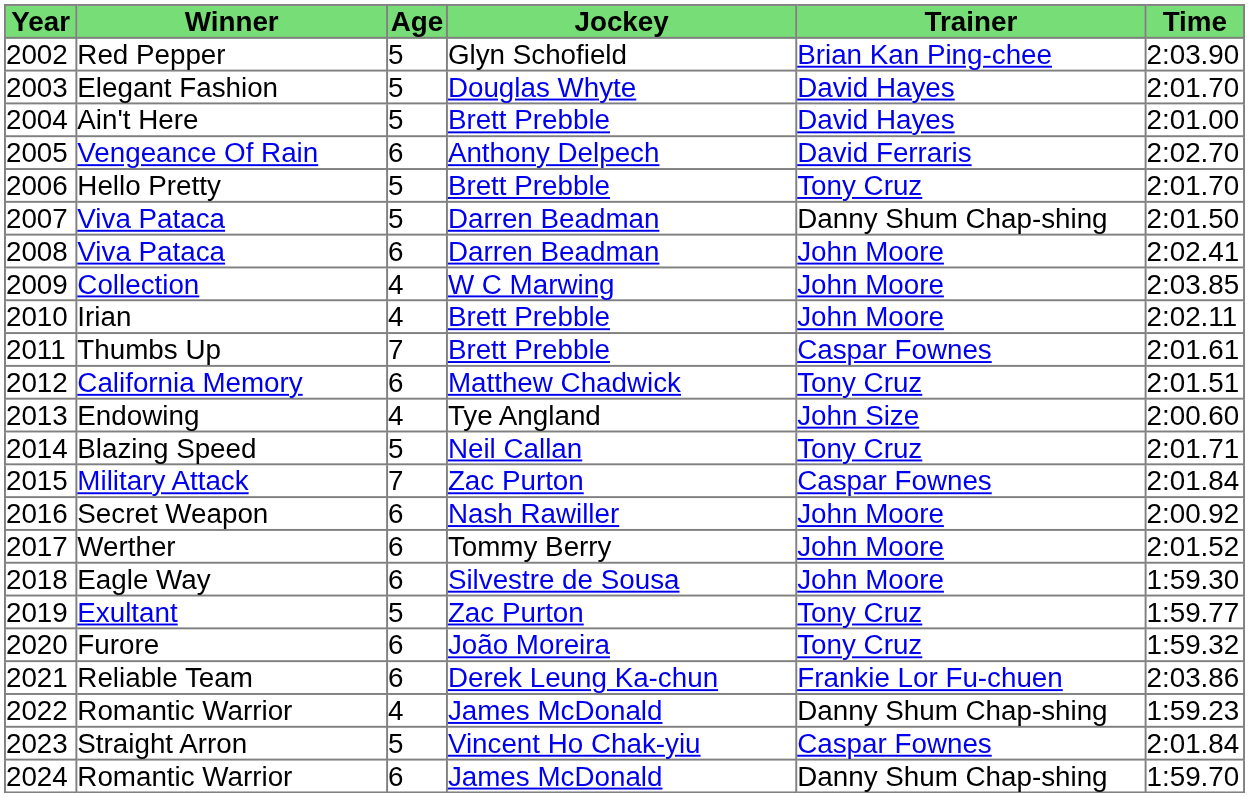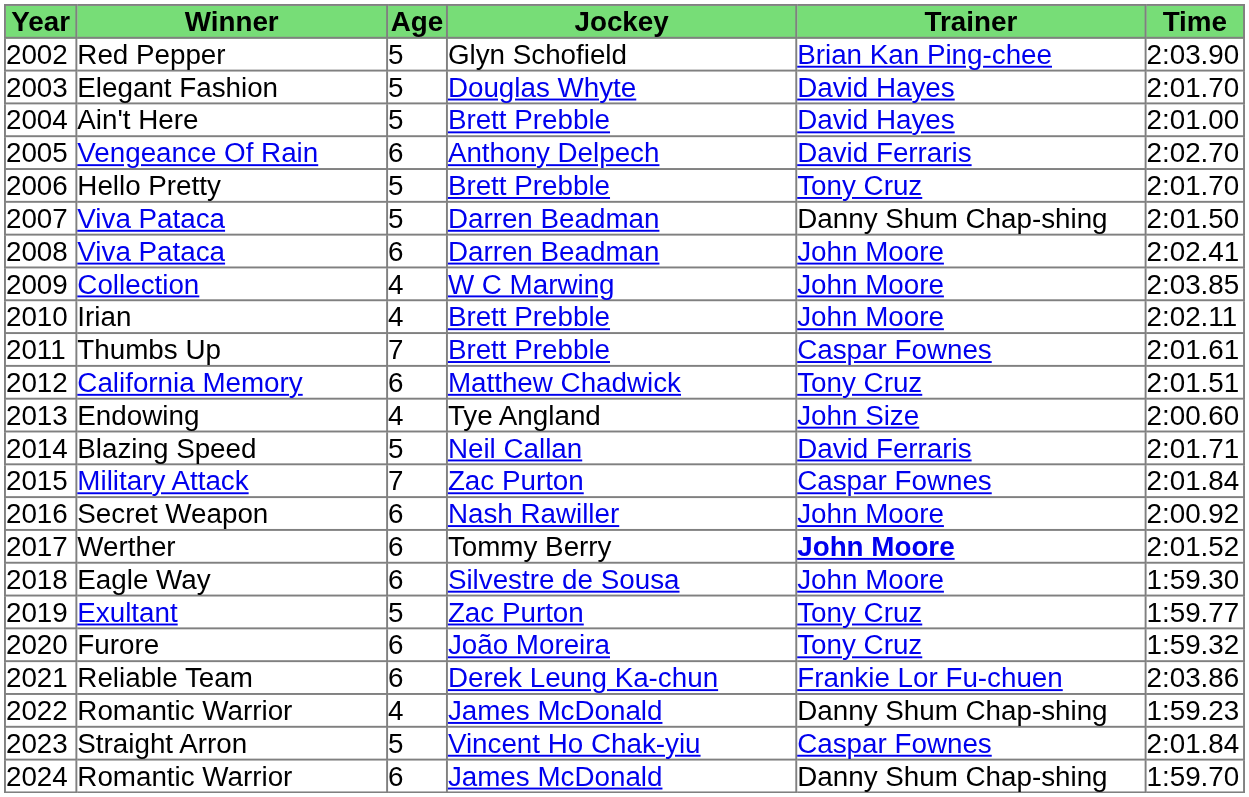(860, 448) Tony Cruz -> (884, 448) David Ferraris
(871, 546) normal -> (876, 546) bold
